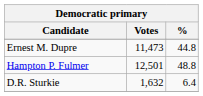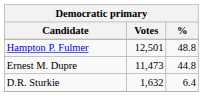rows swapped: (48, 65) <-> (42, 48)
